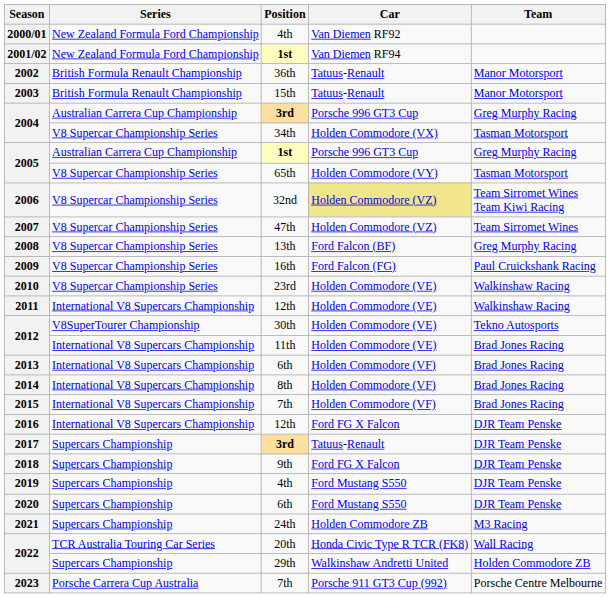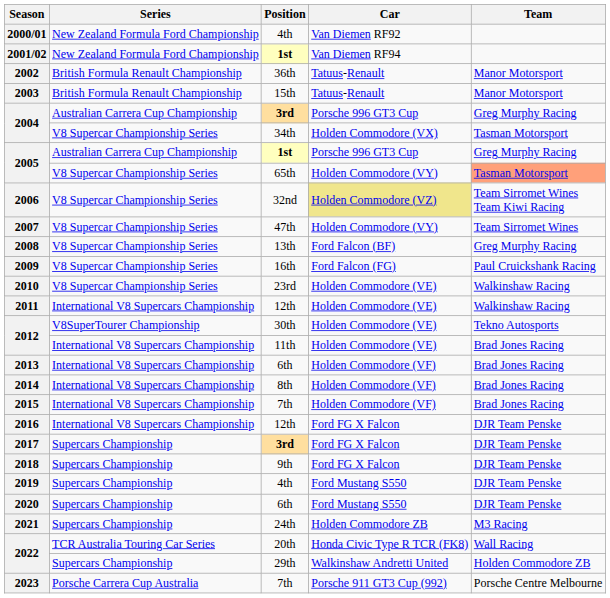(521, 172) no background -> (521, 172) lightsalmon background
(374, 226) Holden Commodore (VZ) -> (375, 226) Holden Commodore (VY)
(348, 444) Tatuus-Renault -> (355, 444) Ford FG X Falcon
